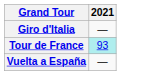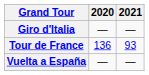+ column: (102, 12)
(102, 45) paleturquoise background -> (130, 45) no background
